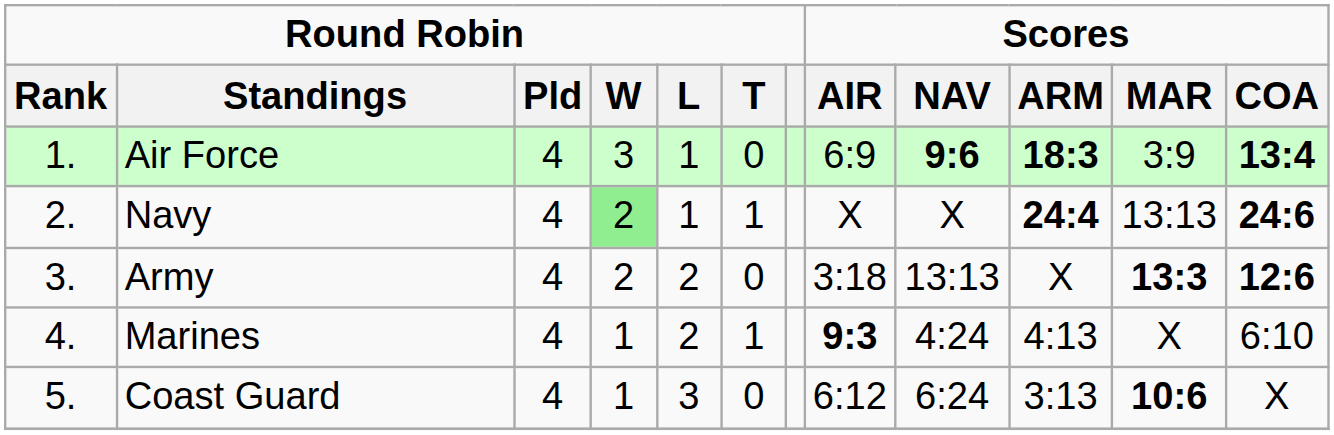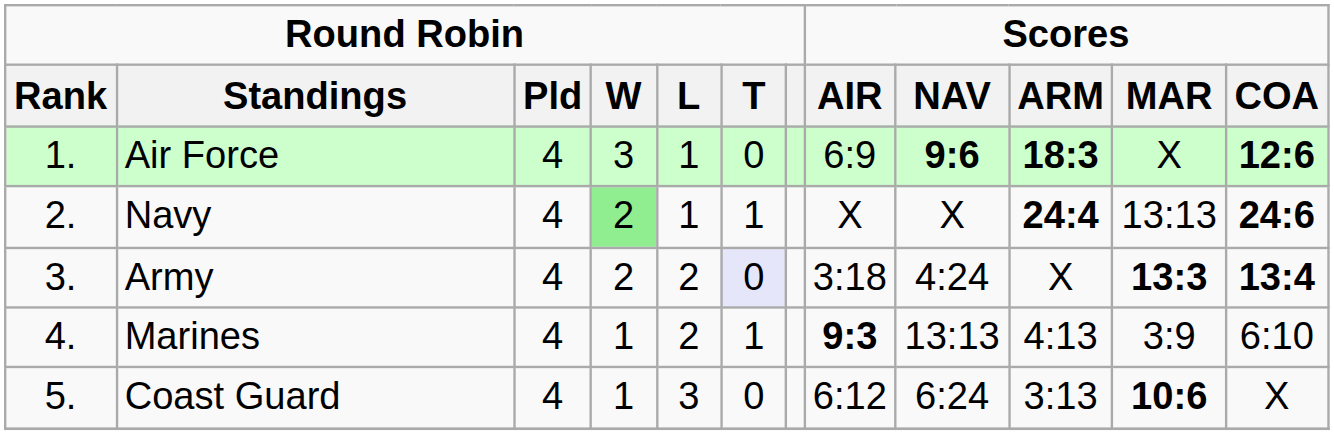(1169, 155) 3:9 -> (1169, 155) X
(1277, 155) 13:4 -> (1277, 155) 12:6
(754, 276) no background -> (754, 276) lavender background
(952, 276) 13:13 -> (952, 276) 4:24
(1277, 276) 12:6 -> (1277, 276) 13:4
(952, 336) 4:24 -> (952, 336) 13:13
(1169, 336) X -> (1169, 336) 3:9
